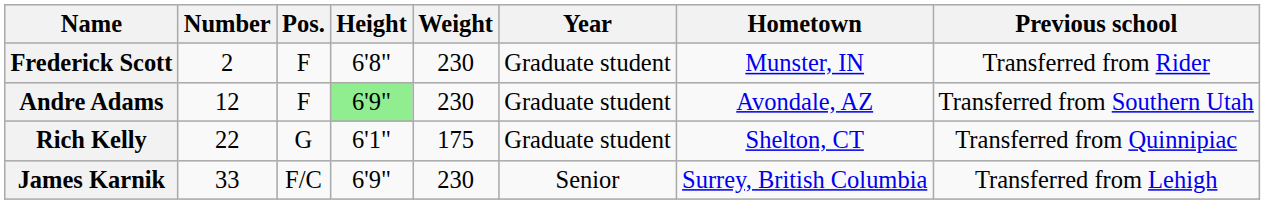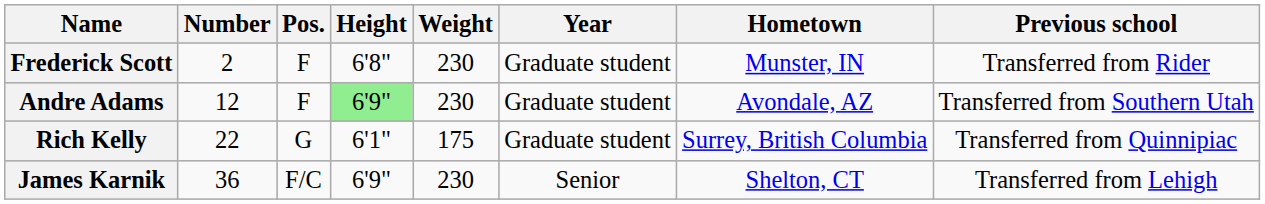(805, 140) Shelton, CT -> (805, 140) Surrey, British Columbia
(227, 179) 33 -> (227, 179) 36
(805, 179) Surrey, British Columbia -> (805, 179) Shelton, CT
